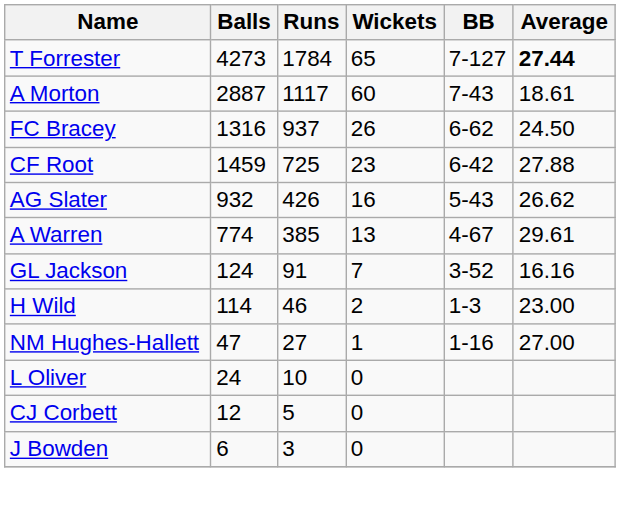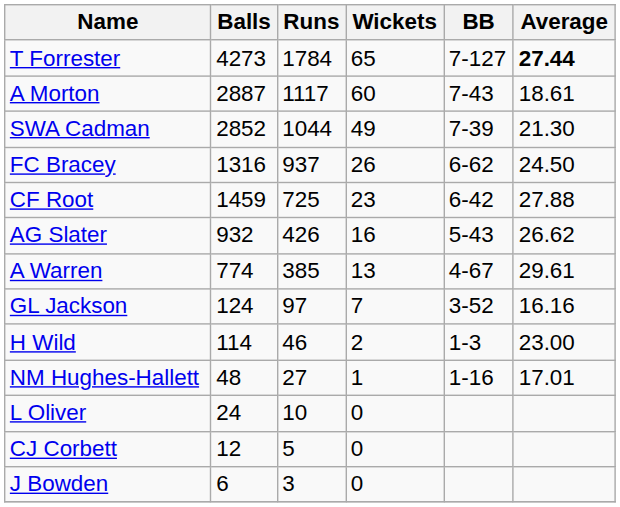+ row: (80, 128)
(295, 270) 91 -> (295, 306) 97
(229, 341) 47 -> (229, 377) 48
(547, 341) 27.00 -> (547, 377) 17.01
